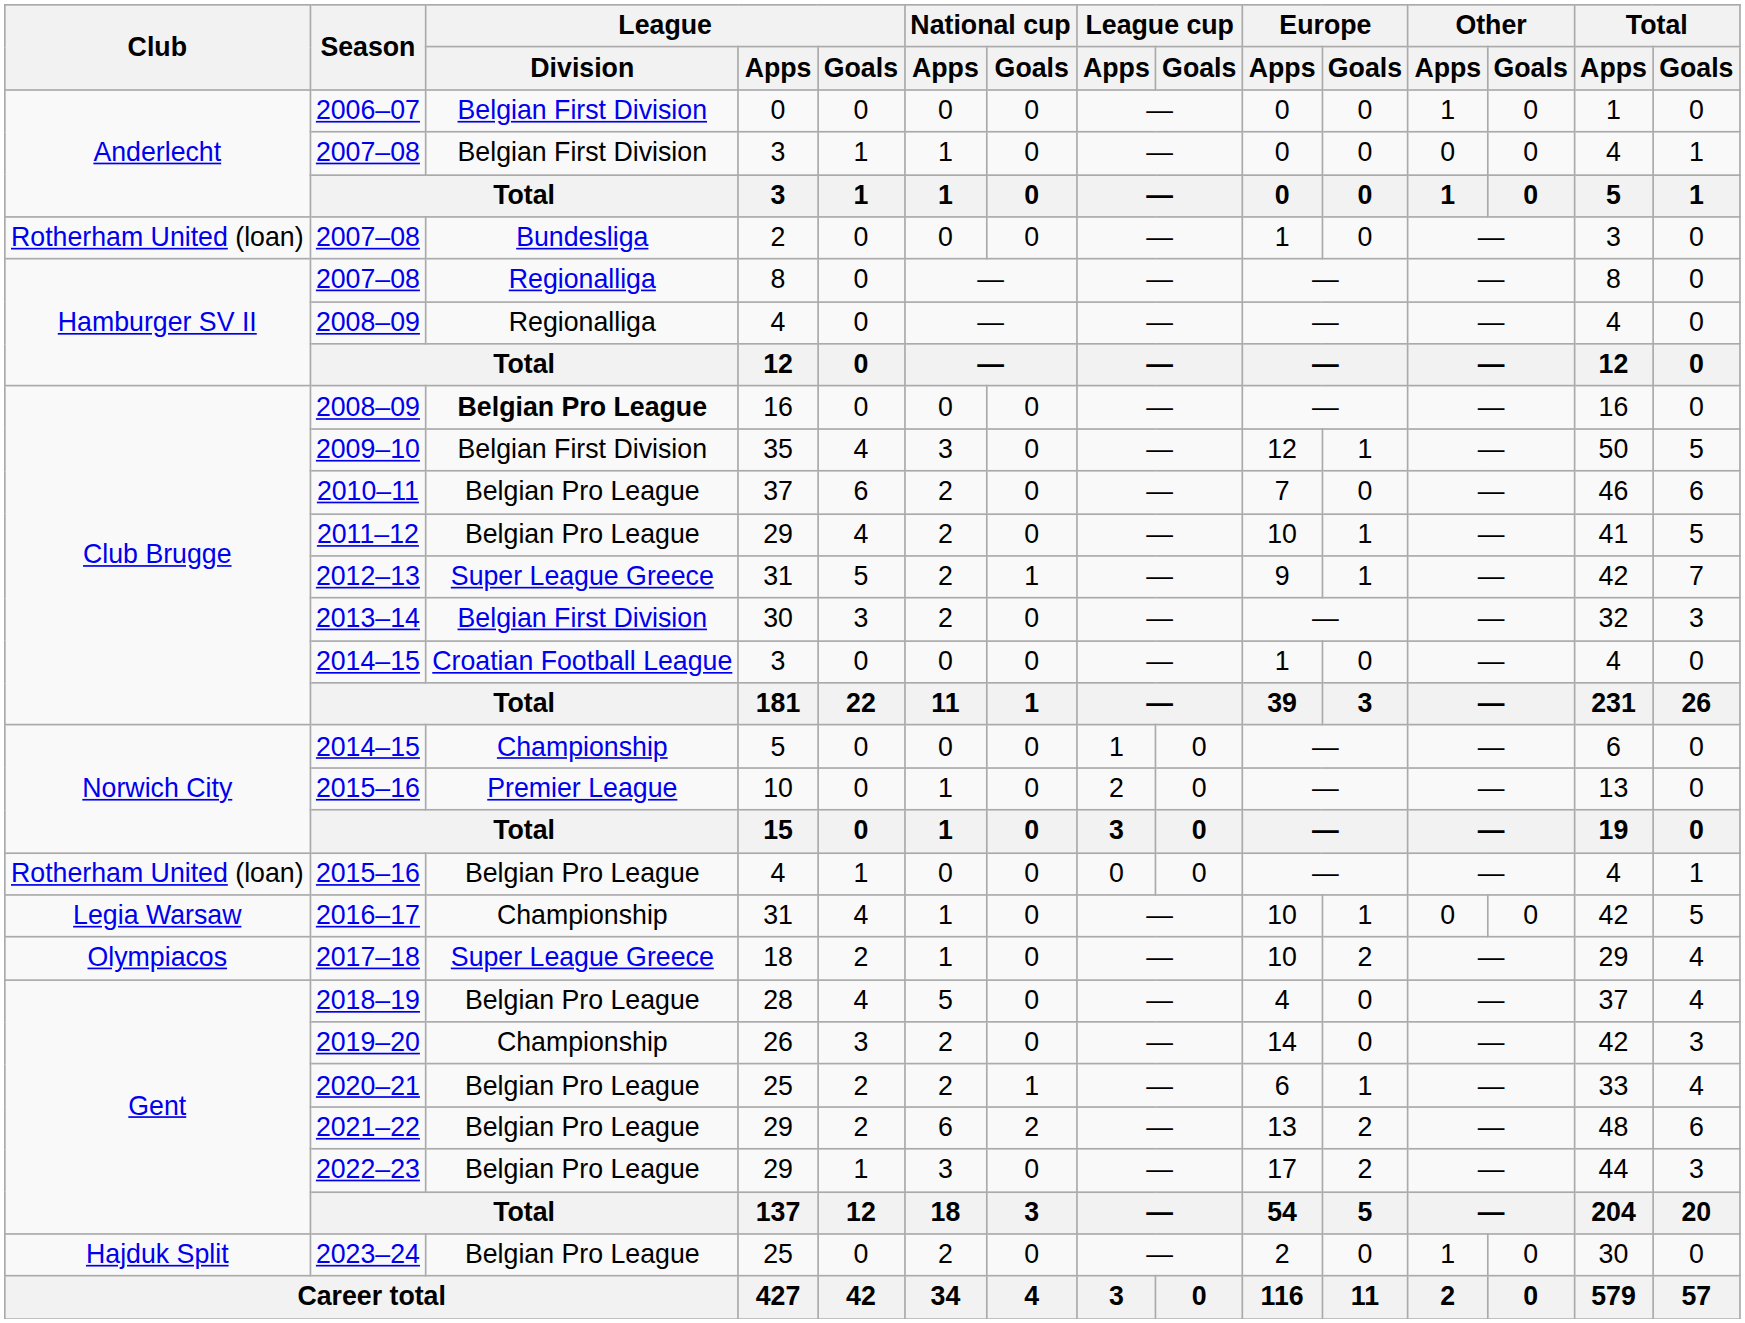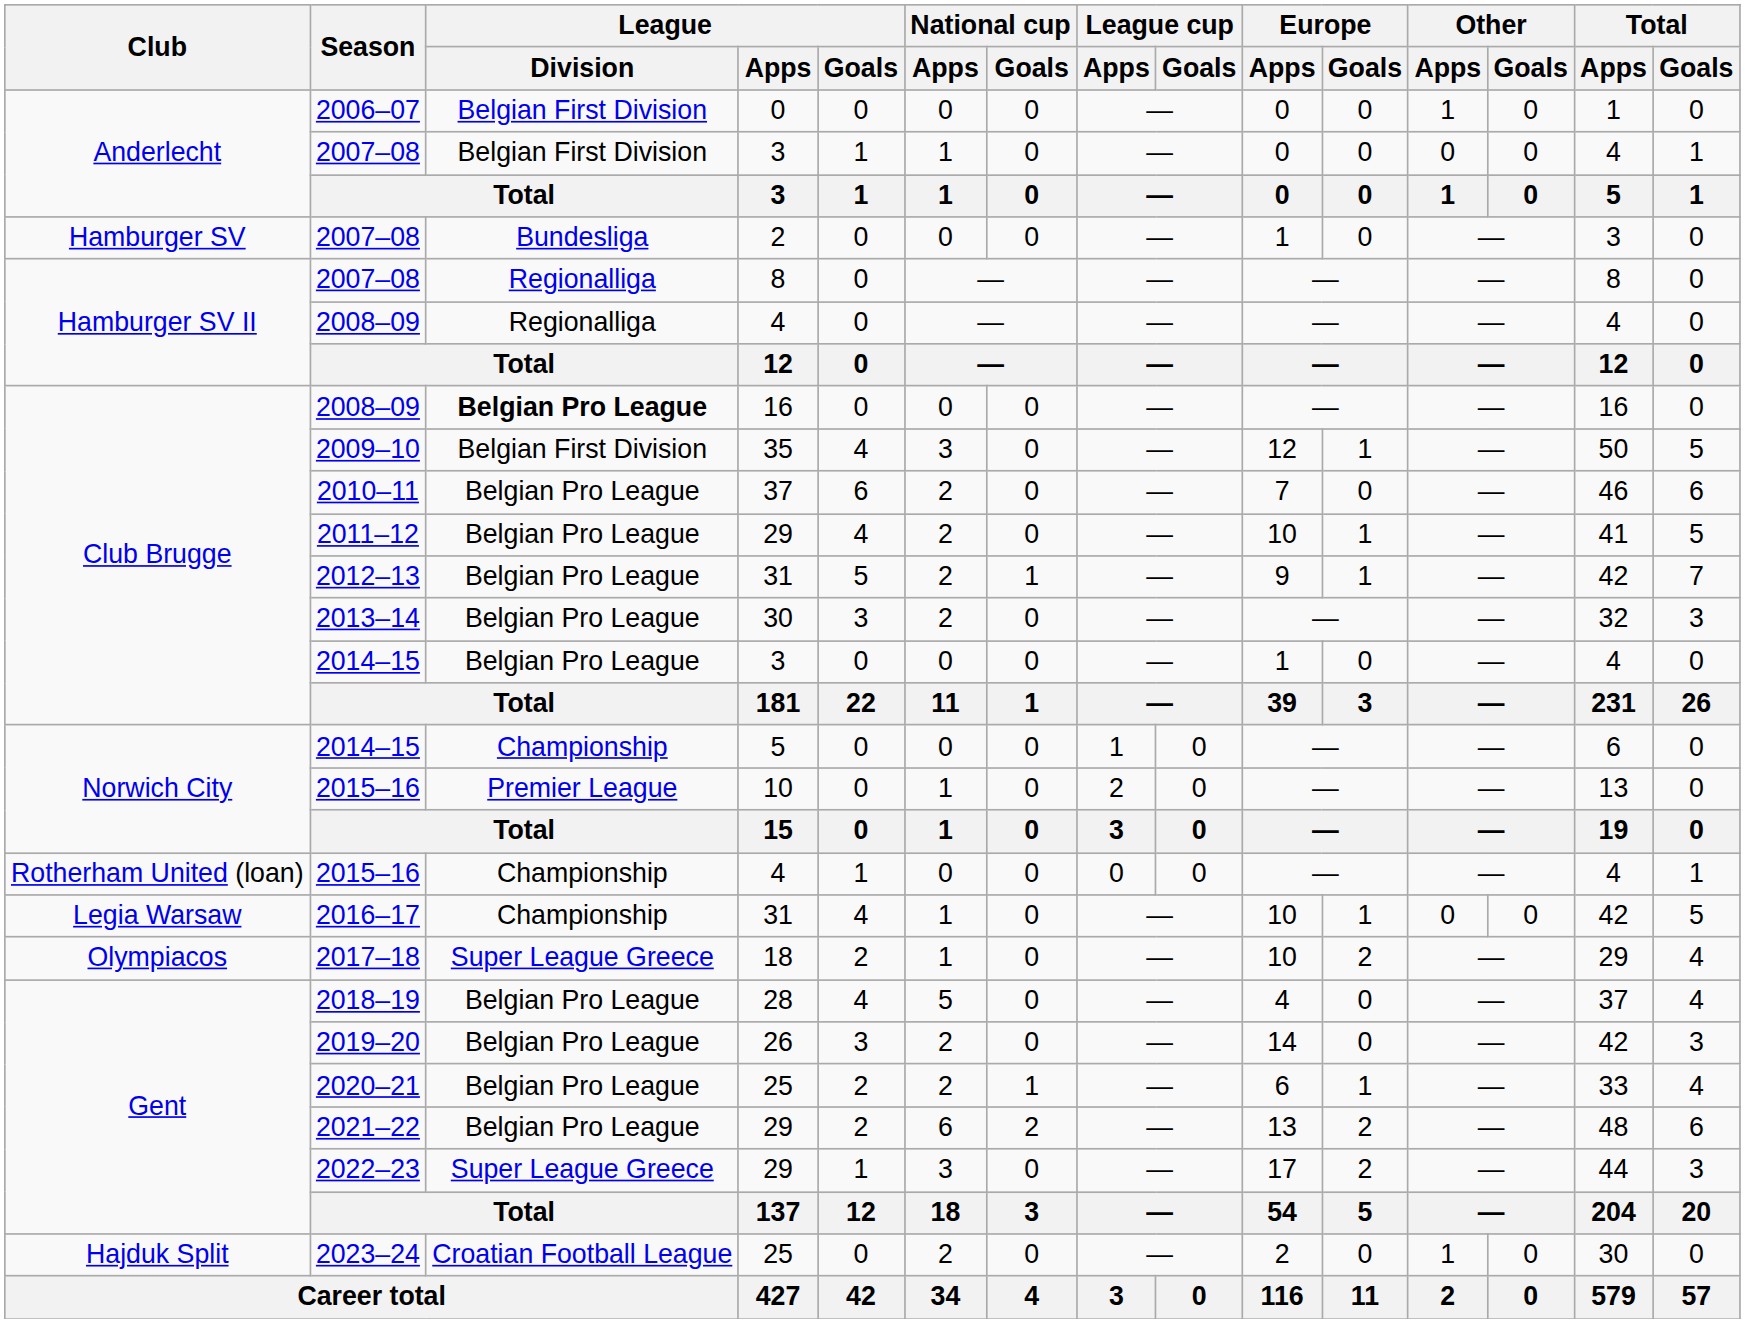(157, 237) Rotherham United (loan) -> (157, 237) Hamburger SV
(582, 576) Super League Greece -> (582, 576) Belgian Pro League
(582, 618) Belgian First Division -> (582, 618) Belgian Pro League
(582, 661) Croatian Football League -> (582, 661) Belgian Pro League
(582, 873) Belgian Pro League -> (582, 873) Championship
(582, 1042) Championship -> (582, 1042) Belgian Pro League
(582, 1169) Belgian Pro League -> (582, 1169) Super League Greece
(582, 1254) Belgian Pro League -> (582, 1254) Croatian Football League
